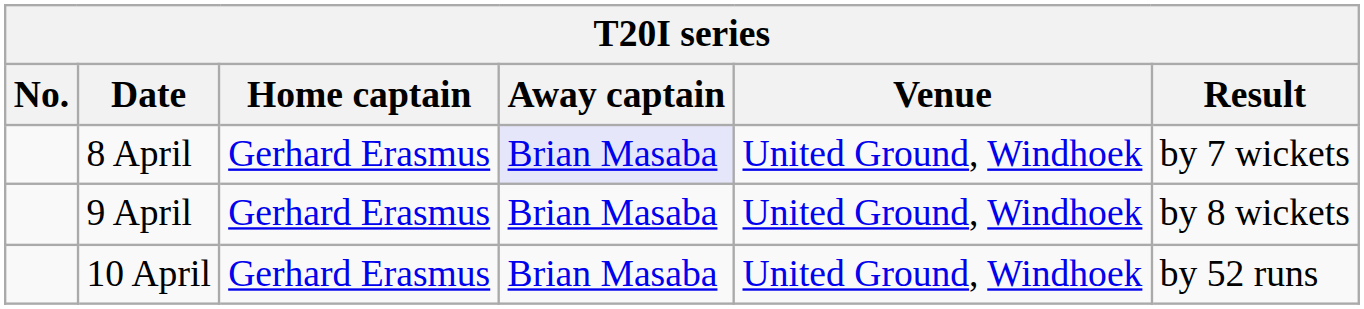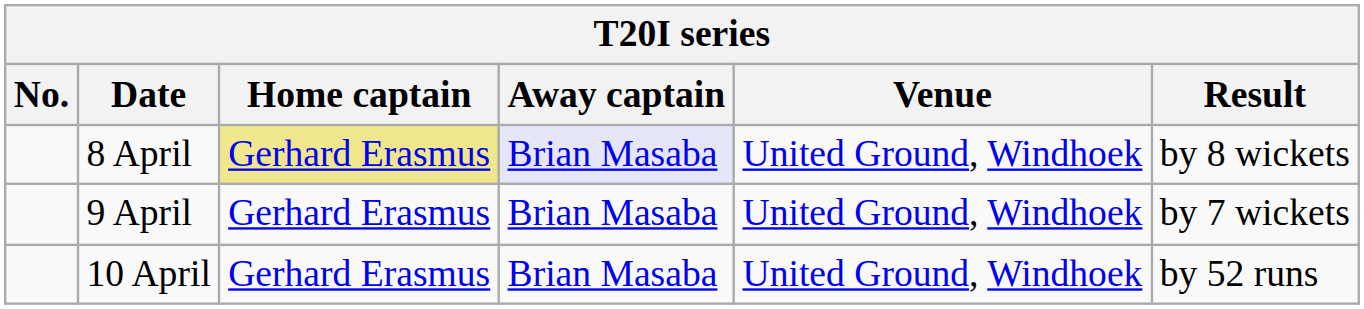(359, 153) no background -> (359, 153) khaki background
(1255, 153) by 7 wickets -> (1255, 153) by 8 wickets
(1255, 213) by 8 wickets -> (1255, 213) by 7 wickets
